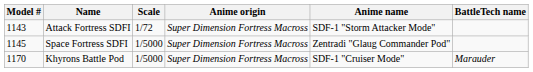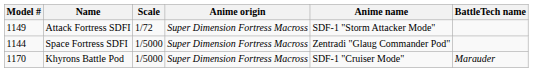(16, 28) 1143 -> (16, 28) 1149
(16, 43) 1145 -> (16, 43) 1144
